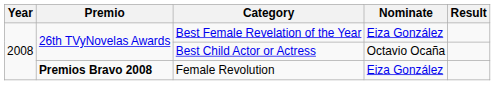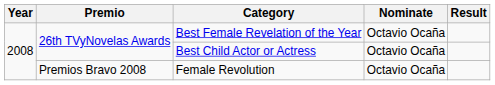(405, 32) Eiza González -> (406, 32) Octavio Ocaña
(95, 70) bold -> (93, 70) normal
(405, 70) Eiza González -> (406, 70) Octavio Ocaña
